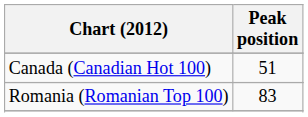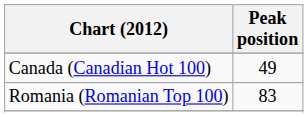(268, 67) 51 -> (268, 67) 49
